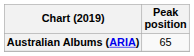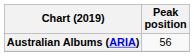(166, 42) 65 -> (166, 42) 56
